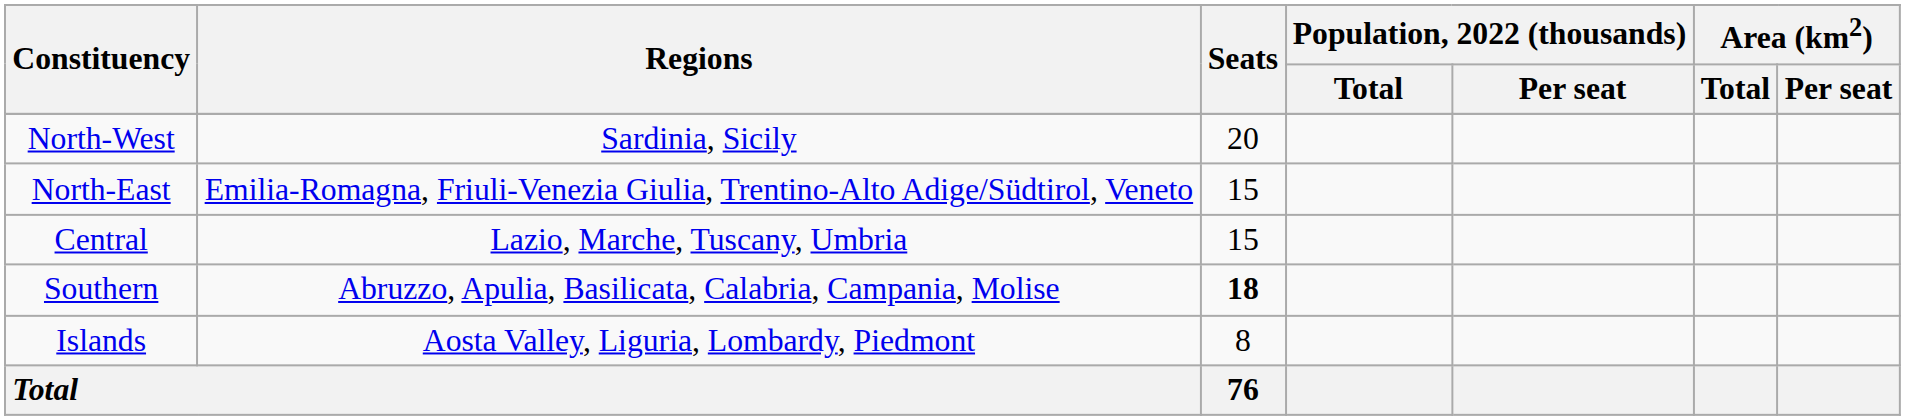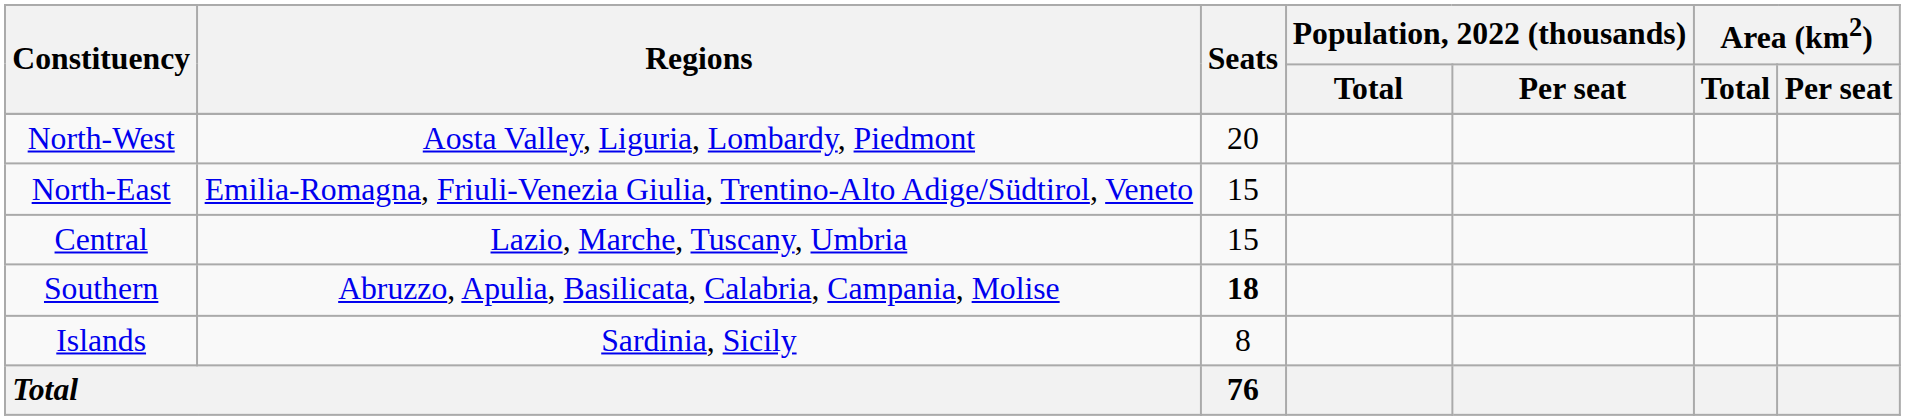(699, 138) Sardinia, Sicily -> (699, 138) Aosta Valley, Liguria, Lombardy, Piedmont
(699, 339) Aosta Valley, Liguria, Lombardy, Piedmont -> (699, 339) Sardinia, Sicily
